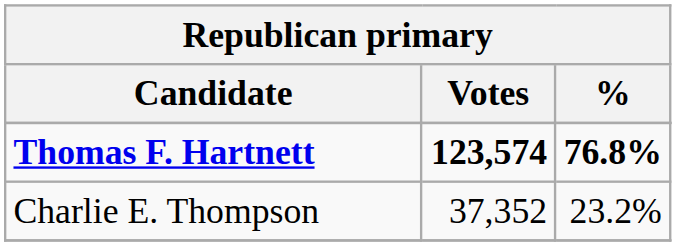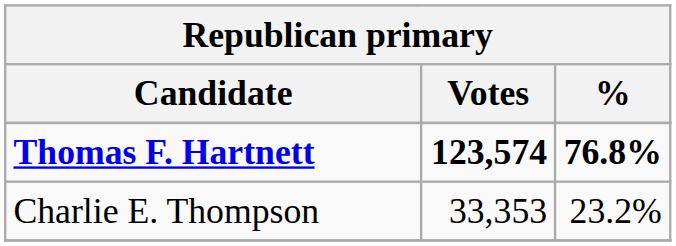(498, 211) 37,352 -> (498, 211) 33,353
